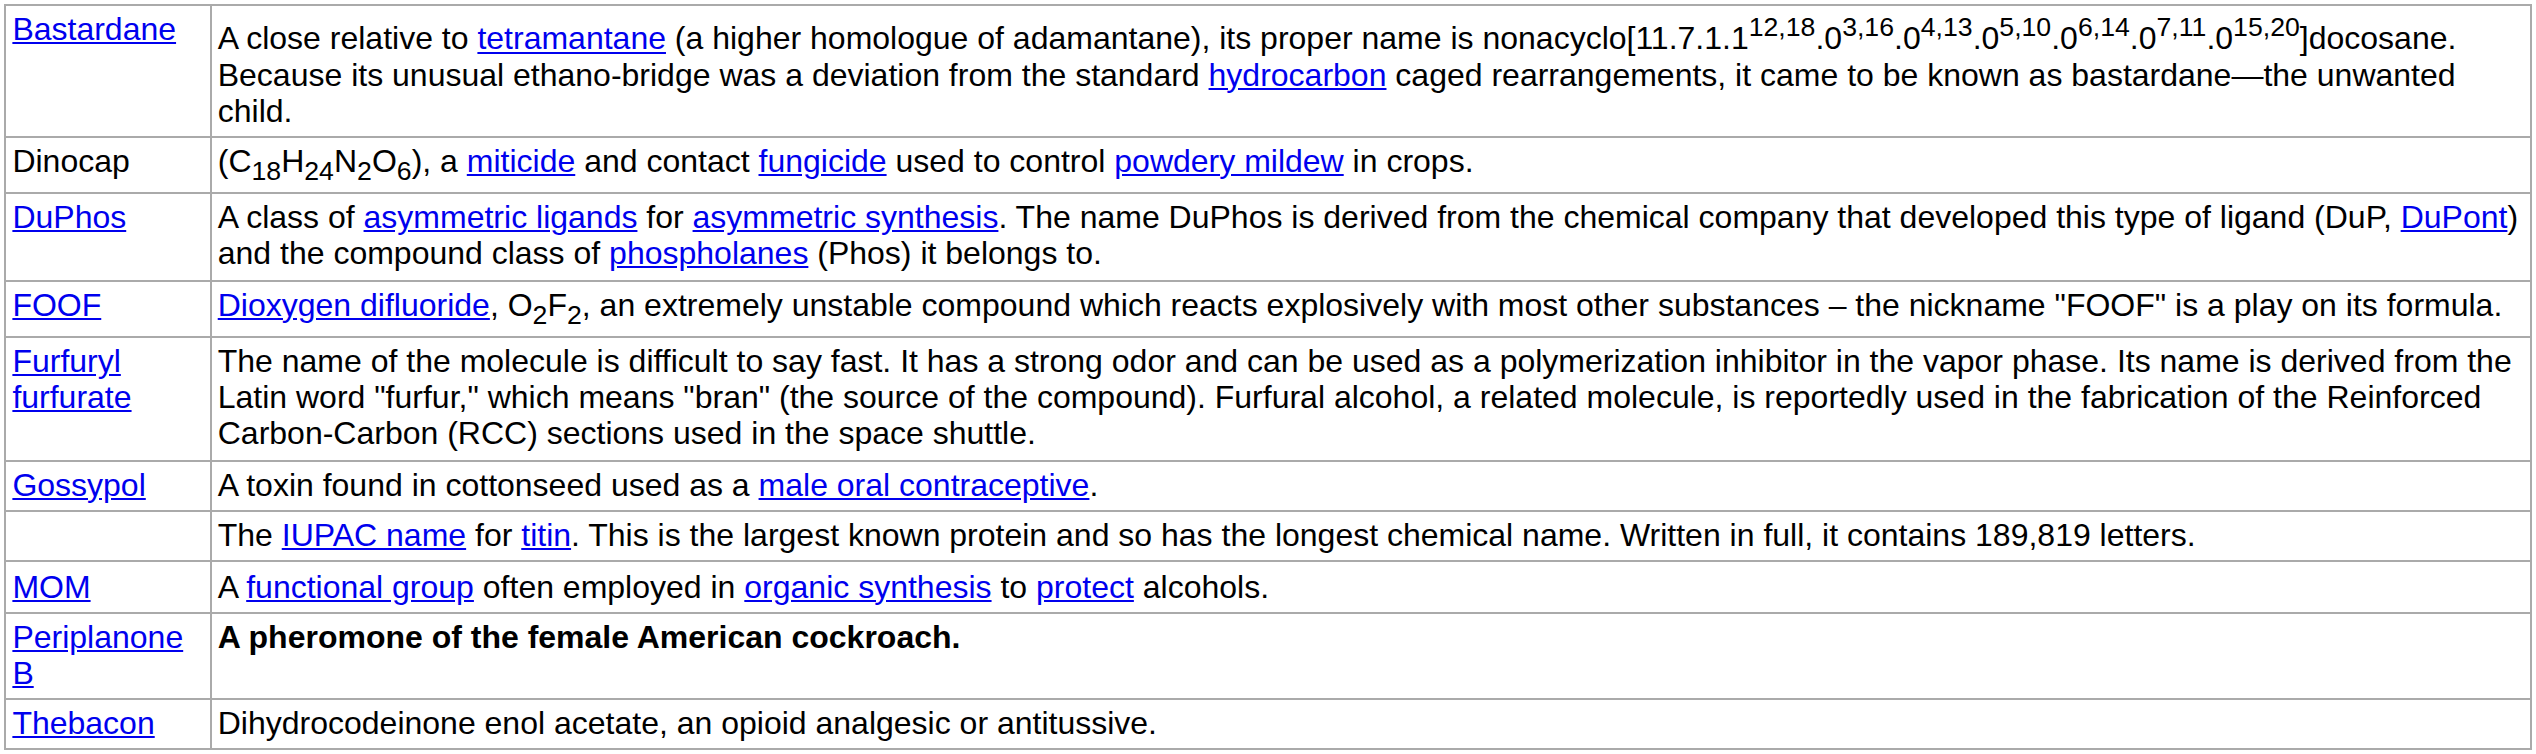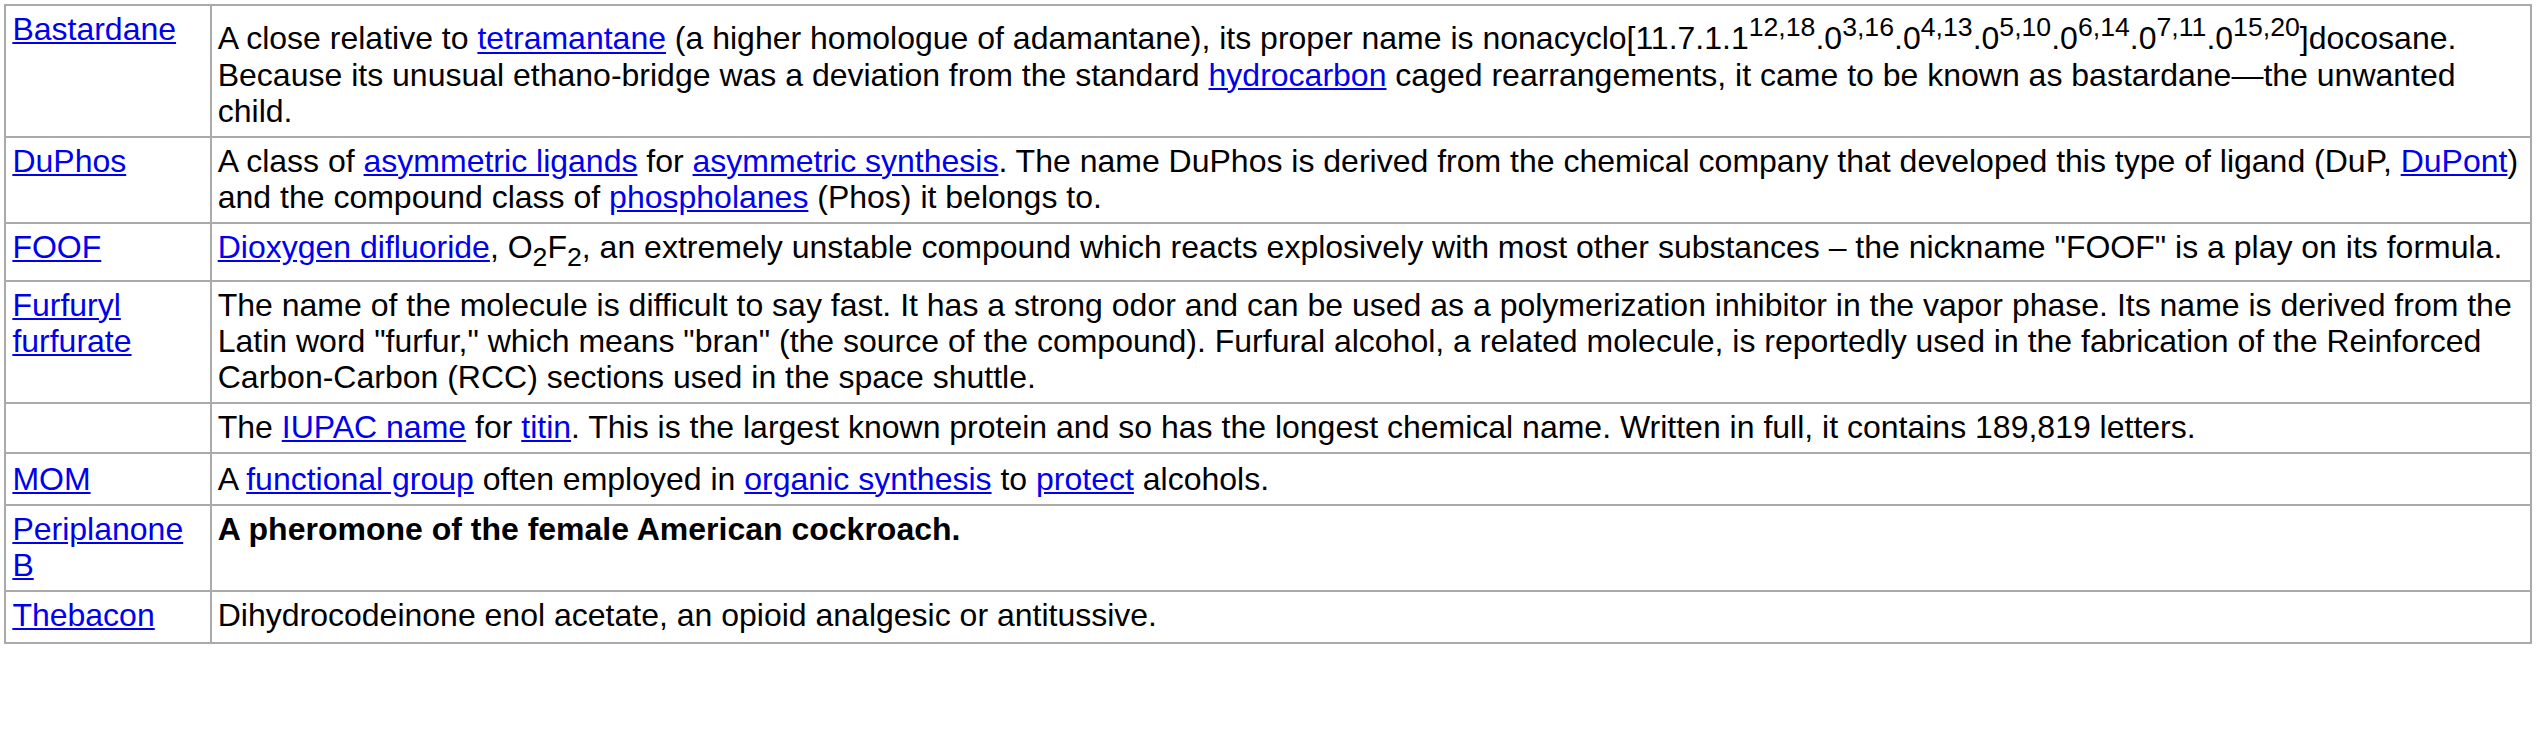- row: (71, 161)
- row: (79, 485)
